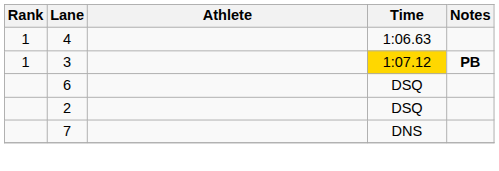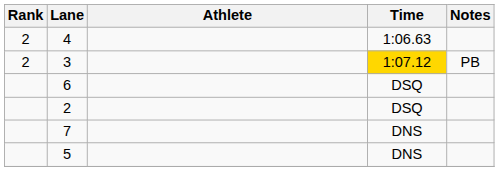(26, 39) 1 -> (26, 39) 2
(26, 62) 1 -> (26, 62) 2
(470, 62) bold -> (470, 62) normal
+ row: (67, 154)
